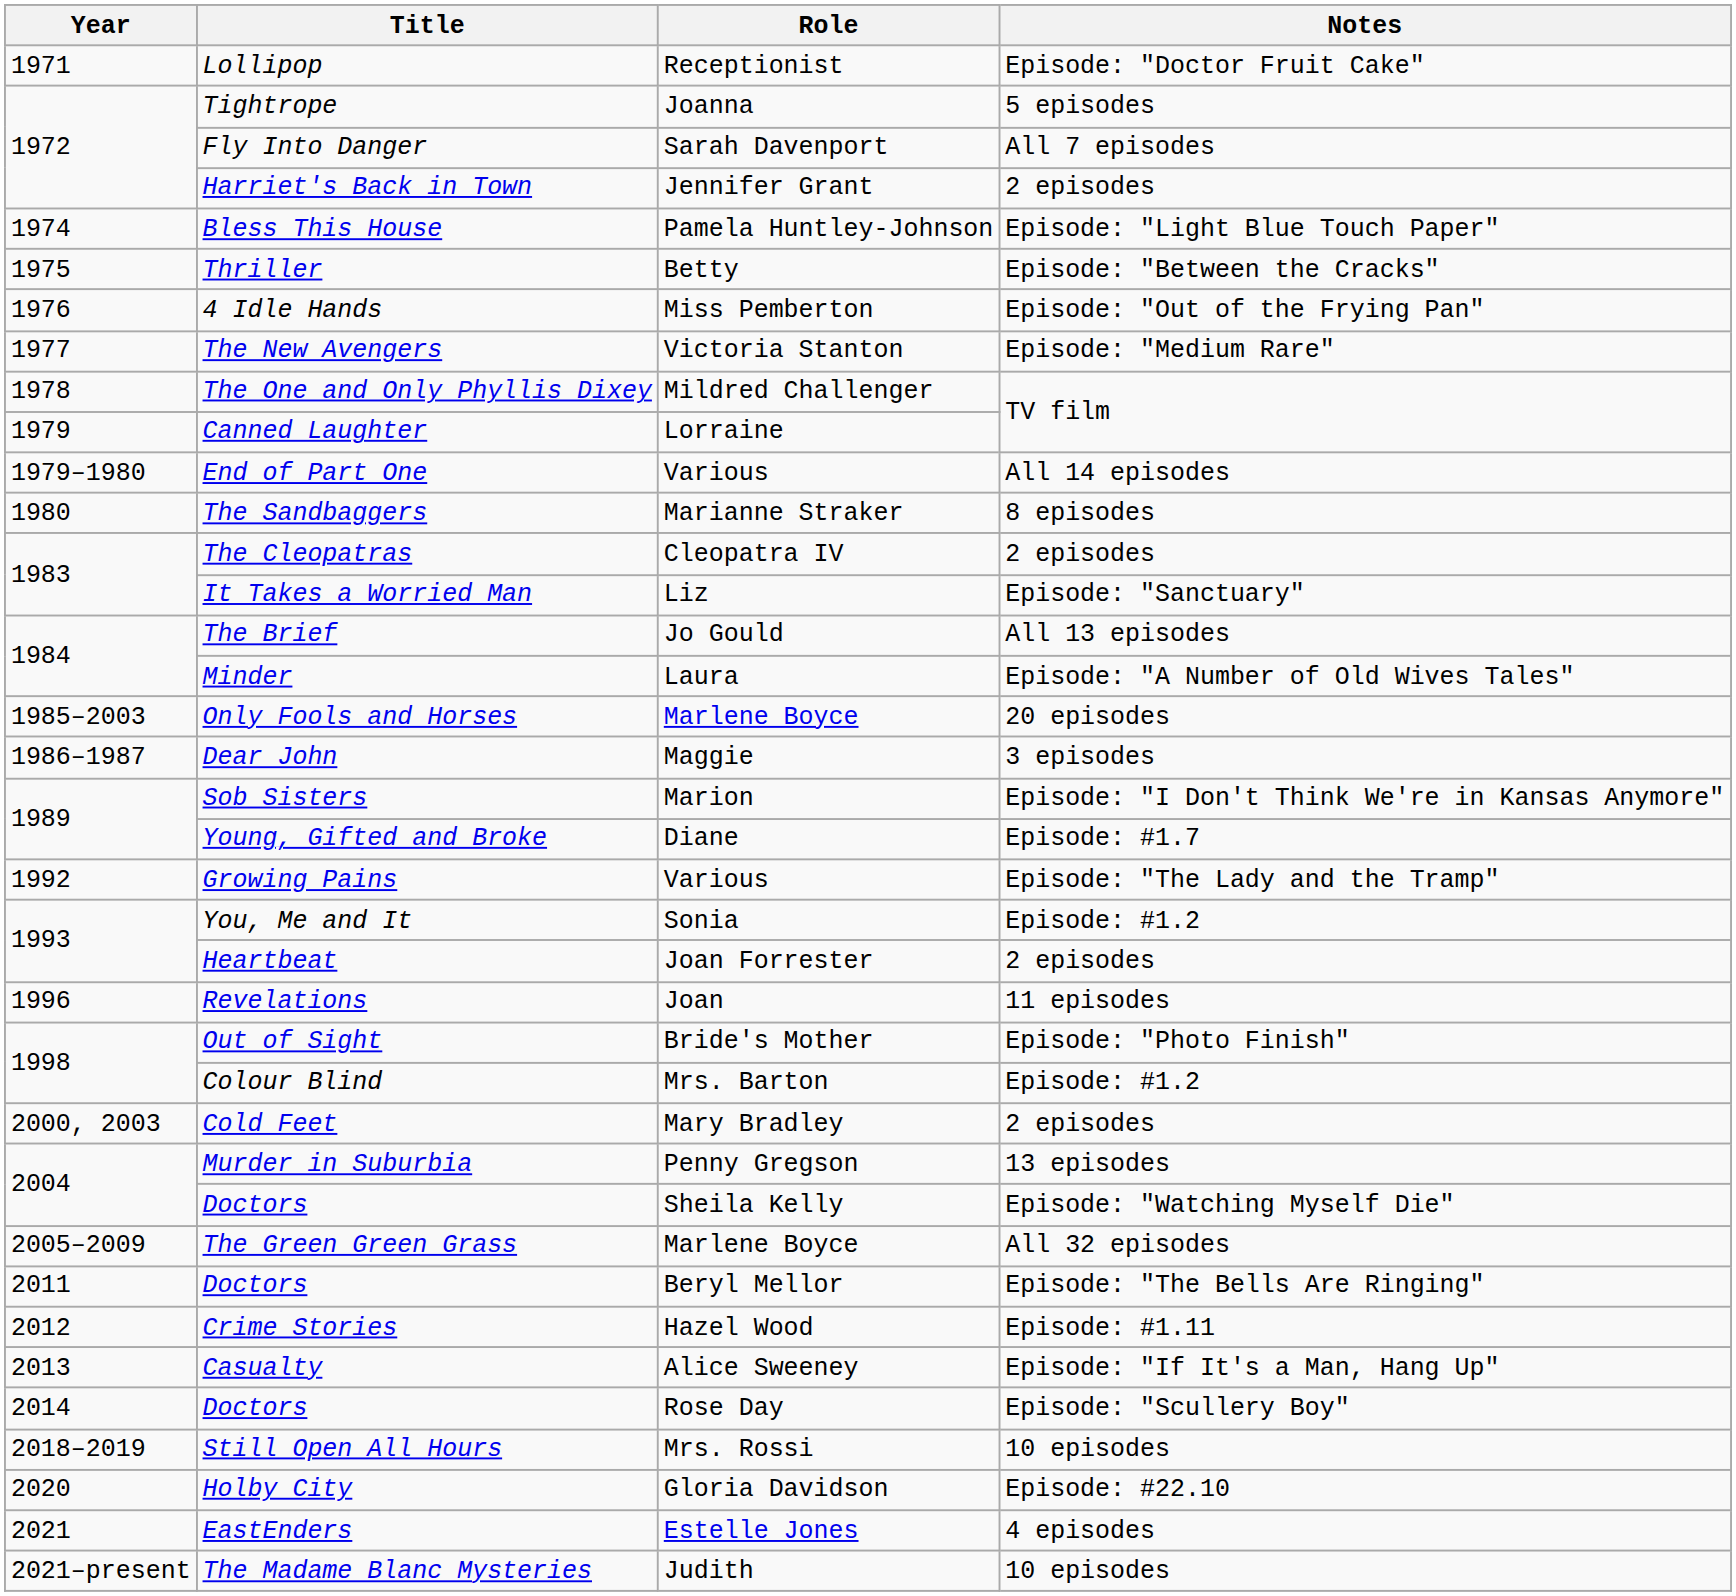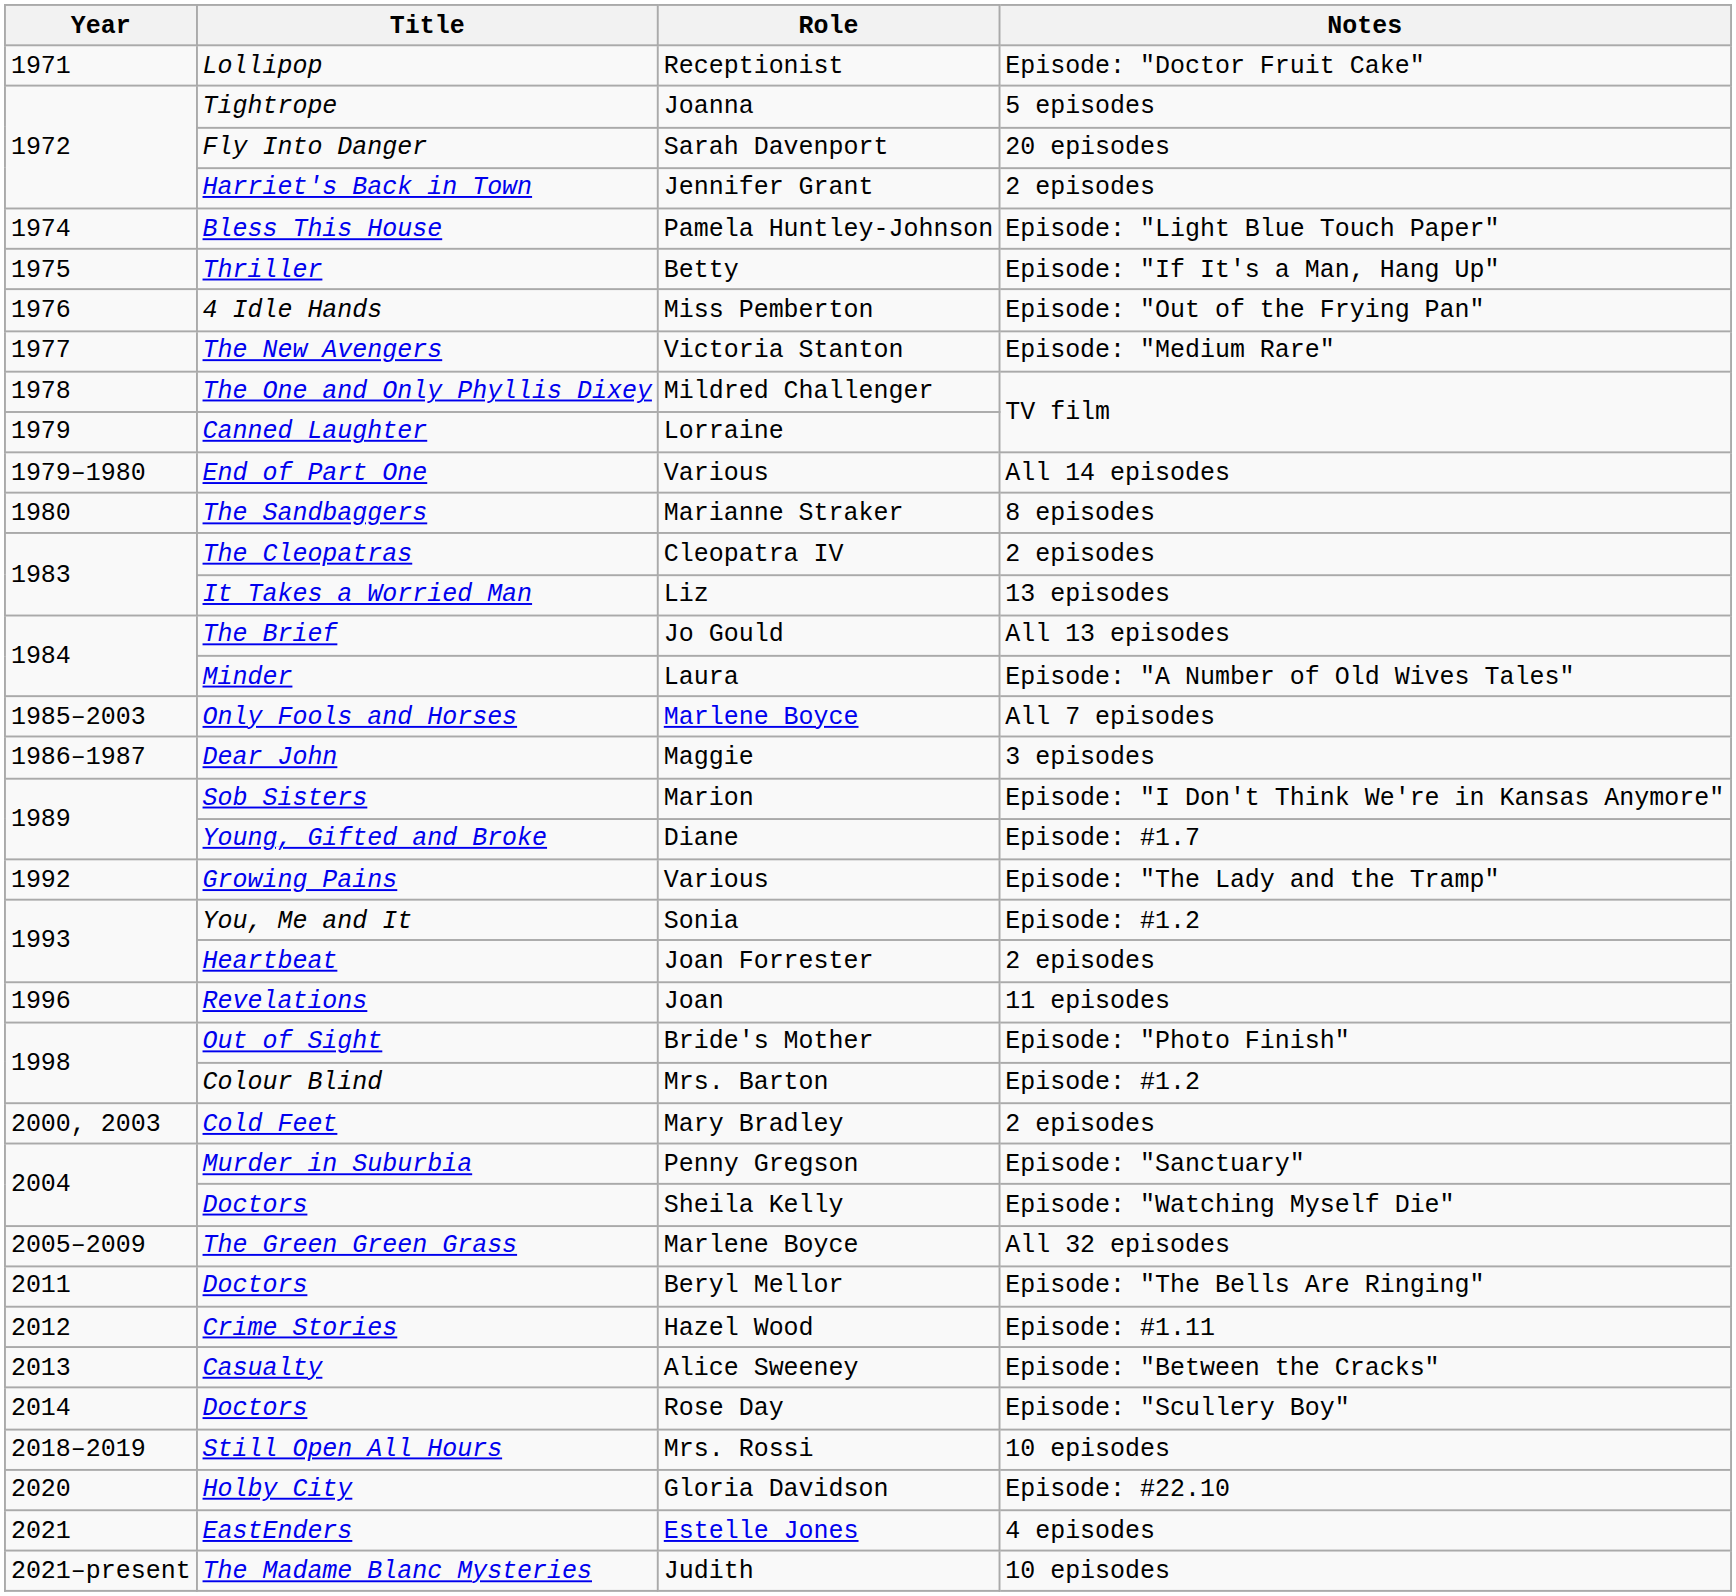(1110, 147) All 7 episodes -> (1088, 147) 20 episodes
(1222, 269) Episode: "Between the Cracks" -> (1252, 269) Episode: "If It's a Man, Hang Up"
(1155, 595) Episode: "Sanctuary" -> (1088, 595) 13 episodes
(1088, 717) 20 episodes -> (1110, 717) All 7 episodes
(1088, 1164) 13 episodes -> (1155, 1164) Episode: "Sanctuary"
(1252, 1368) Episode: "If It's a Man, Hang Up" -> (1222, 1368) Episode: "Between the Cracks"
